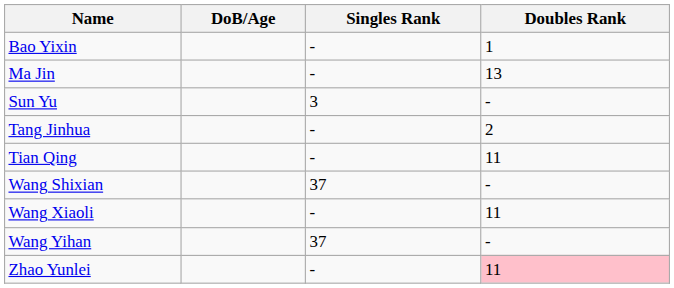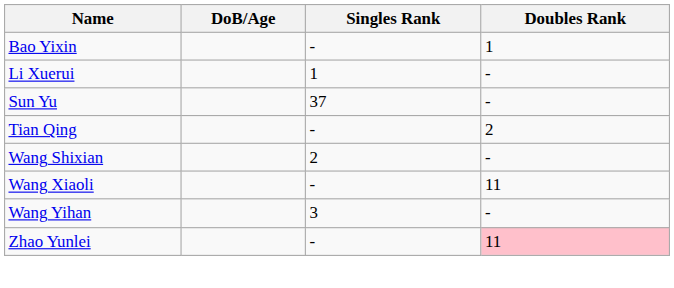+ row: (41, 74)
- row: (32, 74)
(314, 102) 3 -> (318, 102) 37
- row: (49, 129)
(493, 157) 11 -> (489, 129) 2
(318, 185) 37 -> (314, 157) 2
(318, 241) 37 -> (314, 213) 3
